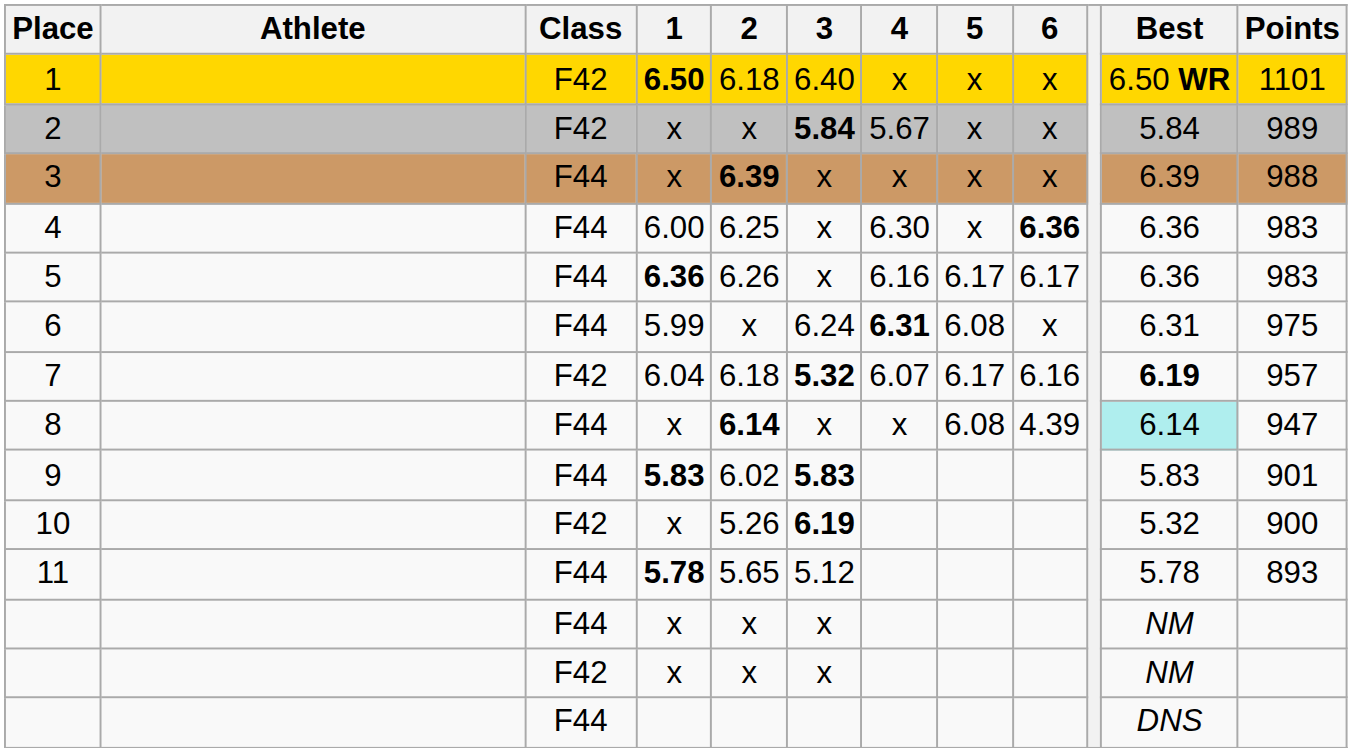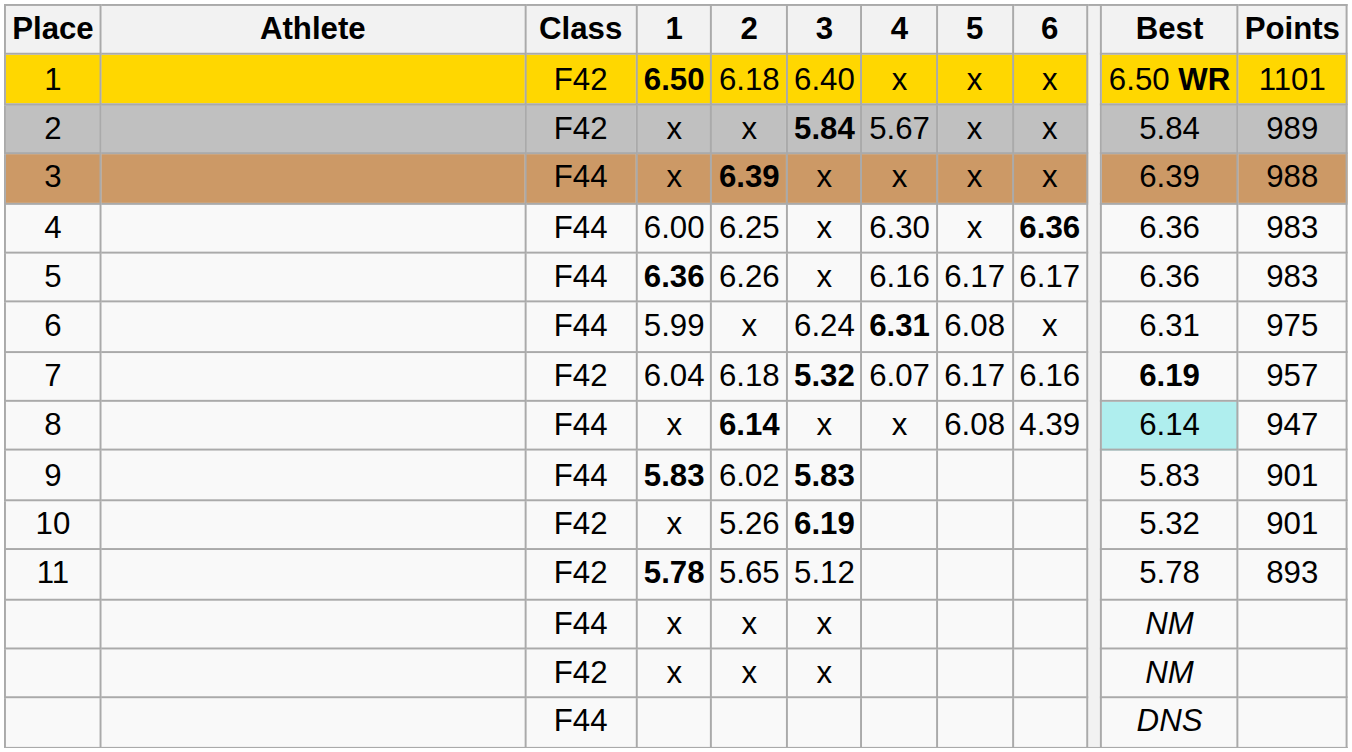(1292, 524) 900 -> (1292, 524) 901
(581, 573) F44 -> (581, 573) F42
